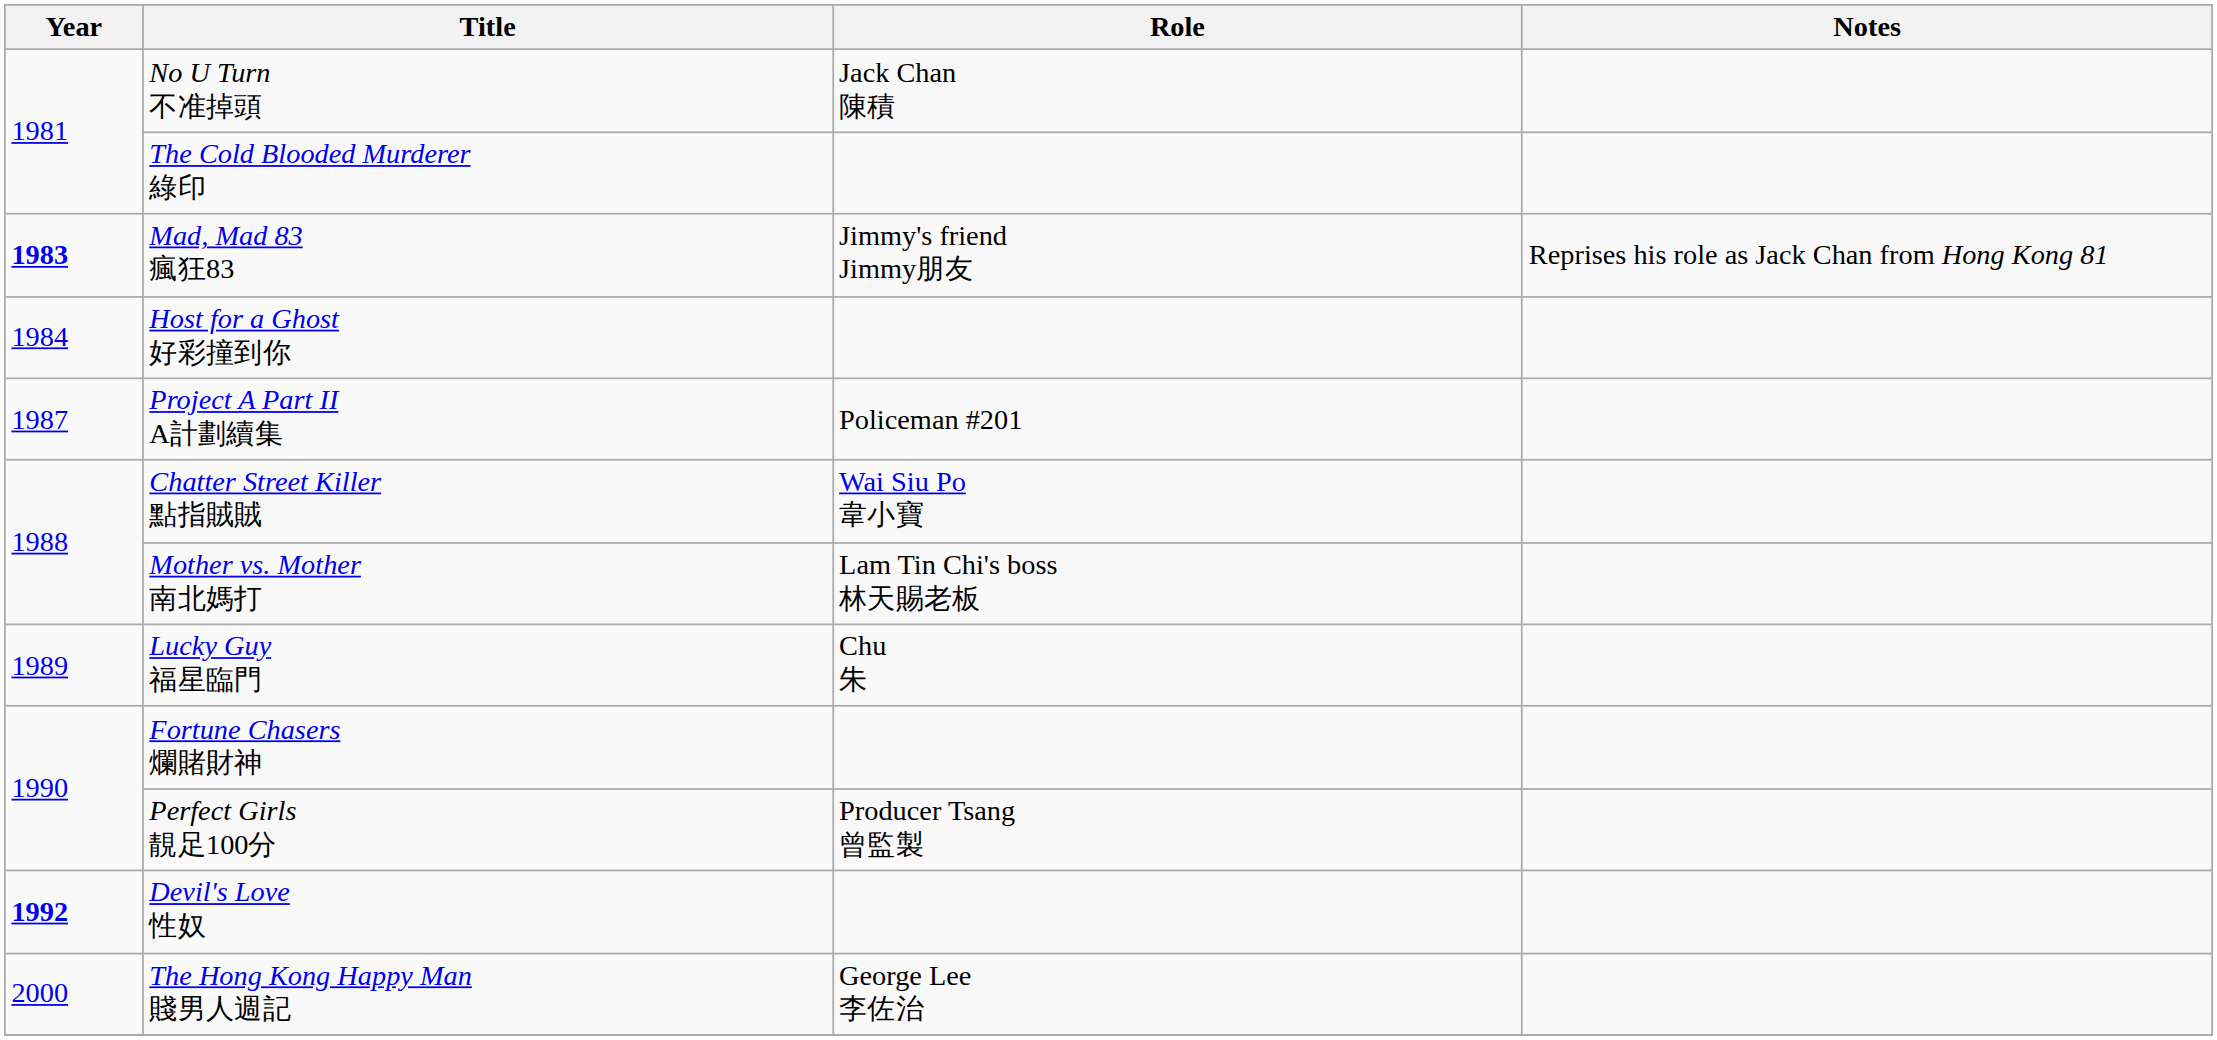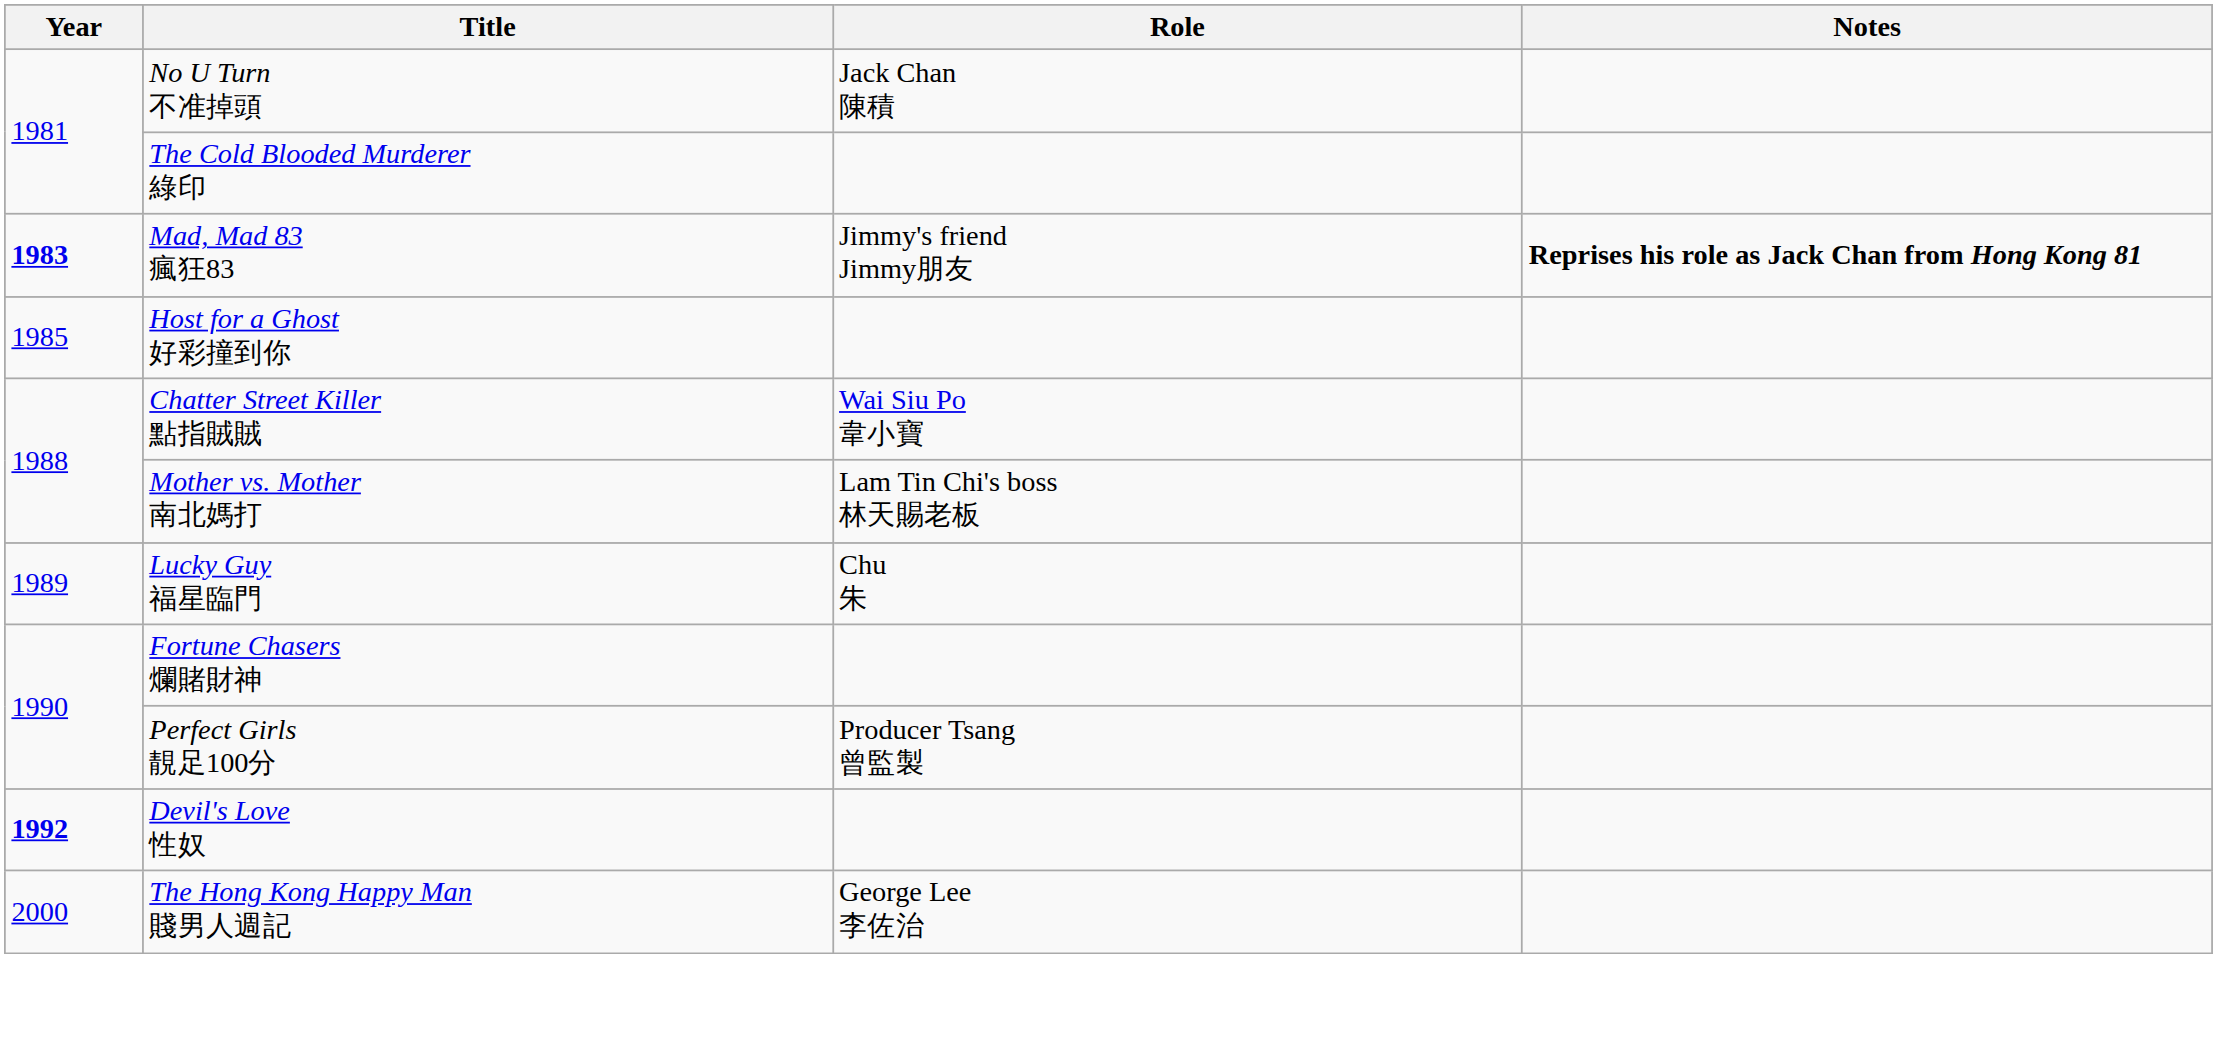(1819, 254) normal -> (1836, 254) bold
(40, 336) 1984 -> (40, 336) 1985
- row: (244, 417)
